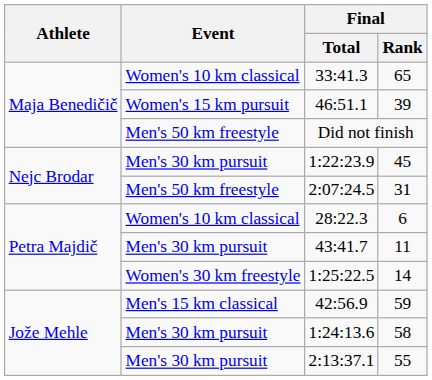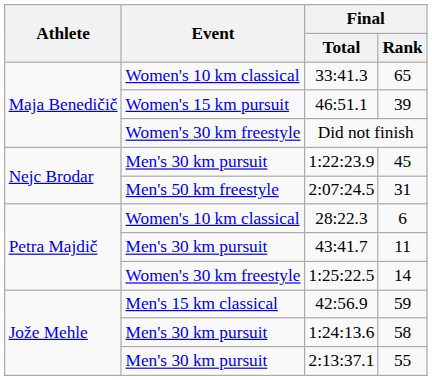(202, 133) Men's 50 km freestyle -> (213, 133) Women's 30 km freestyle
